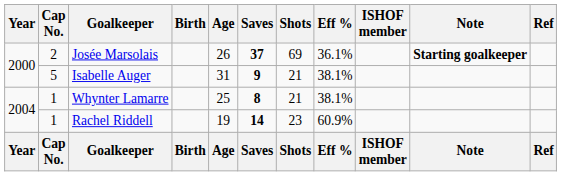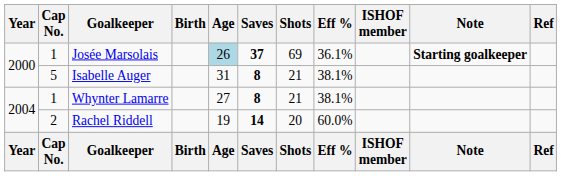(54, 54) 2 -> (54, 54) 1
(223, 54) no background -> (223, 54) lightblue background
(257, 76) 9 -> (257, 76) 8
(223, 99) 25 -> (223, 99) 27
(54, 121) 1 -> (54, 121) 2
(295, 121) 23 -> (295, 121) 20
(335, 121) 60.9% -> (335, 121) 60.0%
